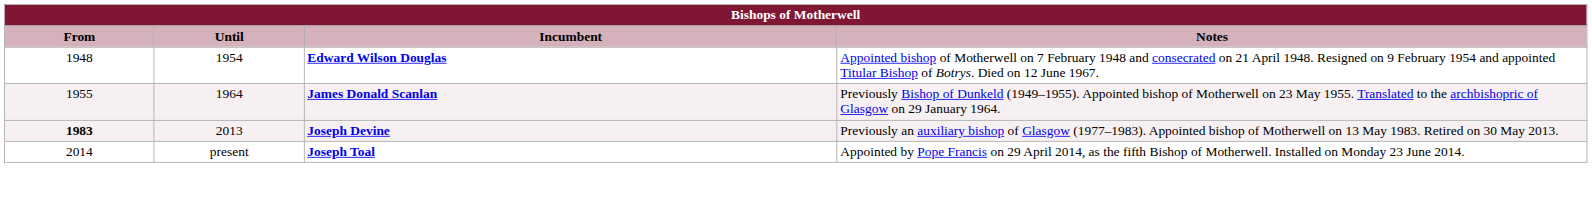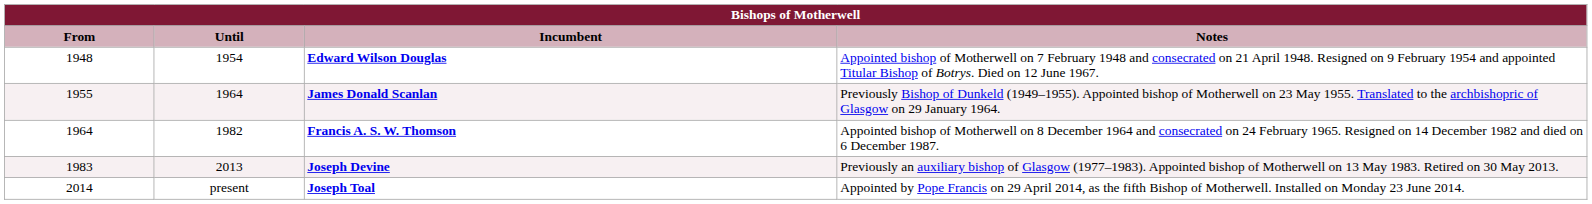+ row: (382, 130)
(79, 130) bold -> (79, 167) normal
